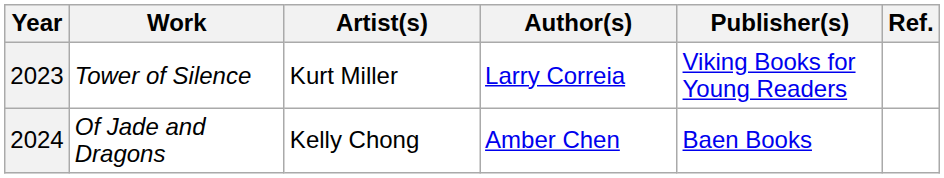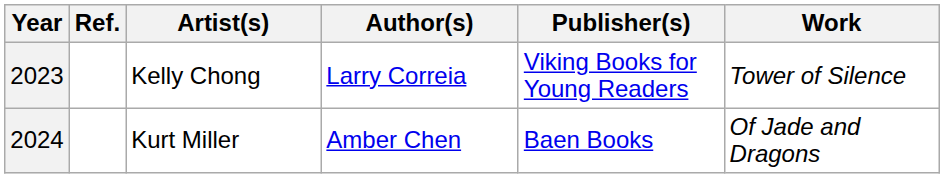columns swapped: (177, 23) <-> (911, 23)
(344, 75) Kurt Miller -> (196, 75) Kelly Chong
(355, 140) Kelly Chong -> (185, 140) Kurt Miller
